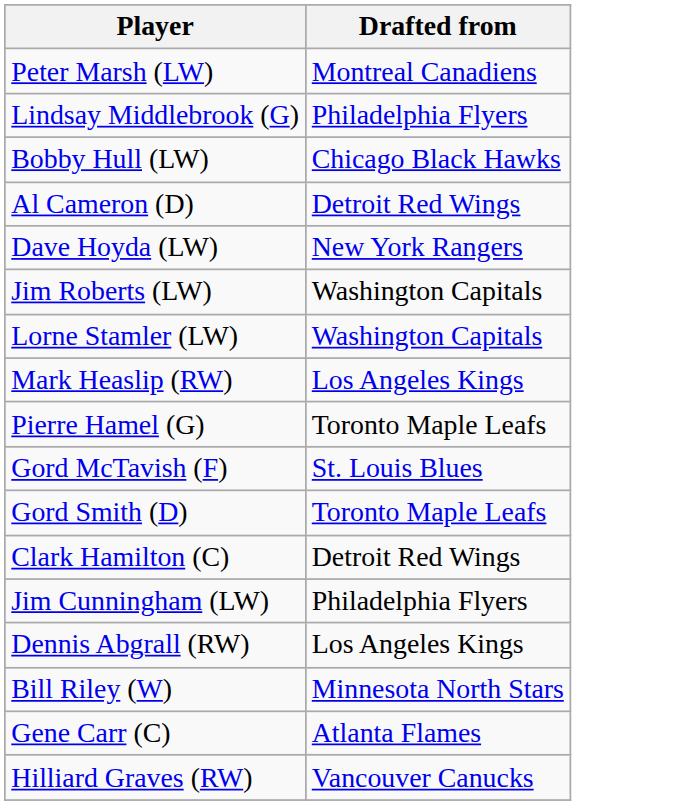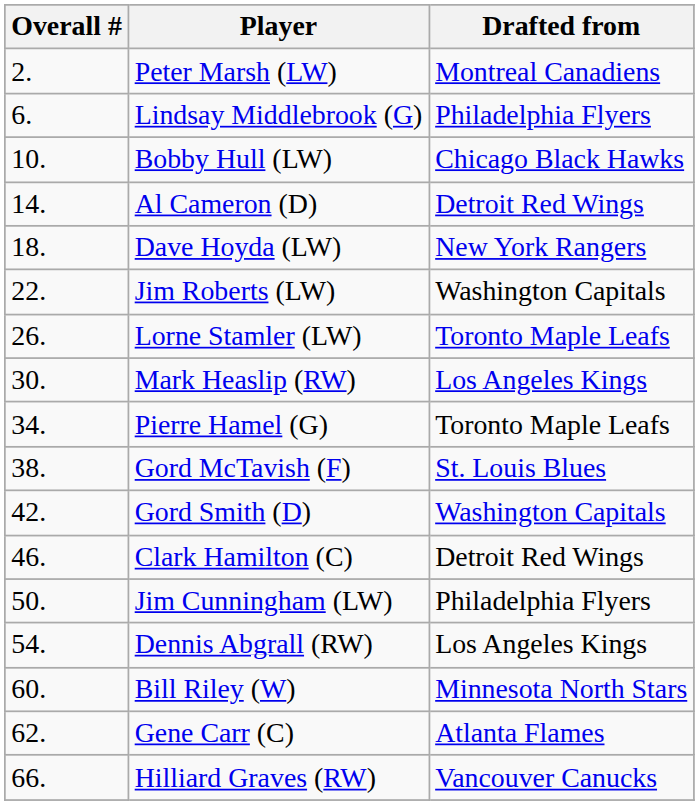+ column: (67, 26)
(427, 335) Washington Capitals -> (552, 335) Toronto Maple Leafs
(429, 512) Toronto Maple Leafs -> (550, 512) Washington Capitals
